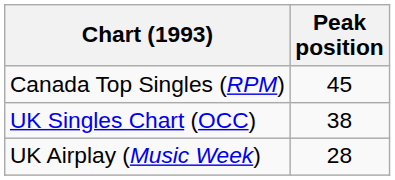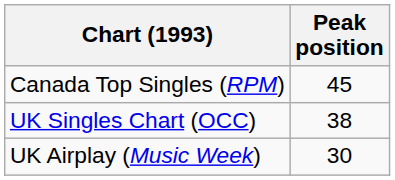(339, 156) 28 -> (339, 156) 30
